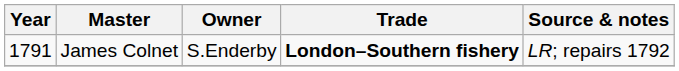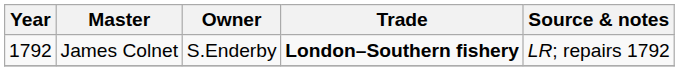(30, 50) 1791 -> (30, 50) 1792
